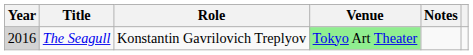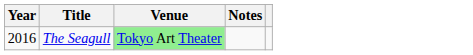- column: (212, 15)
(22, 38) lightgrey background -> (22, 38) no background
